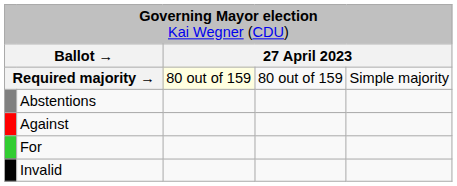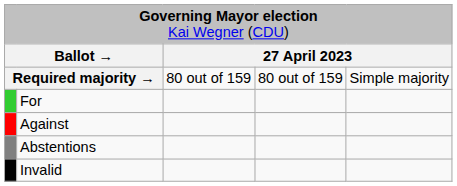(209, 78) lightyellow background -> (209, 78) no background
rows swapped: (31, 147) <-> (58, 101)
